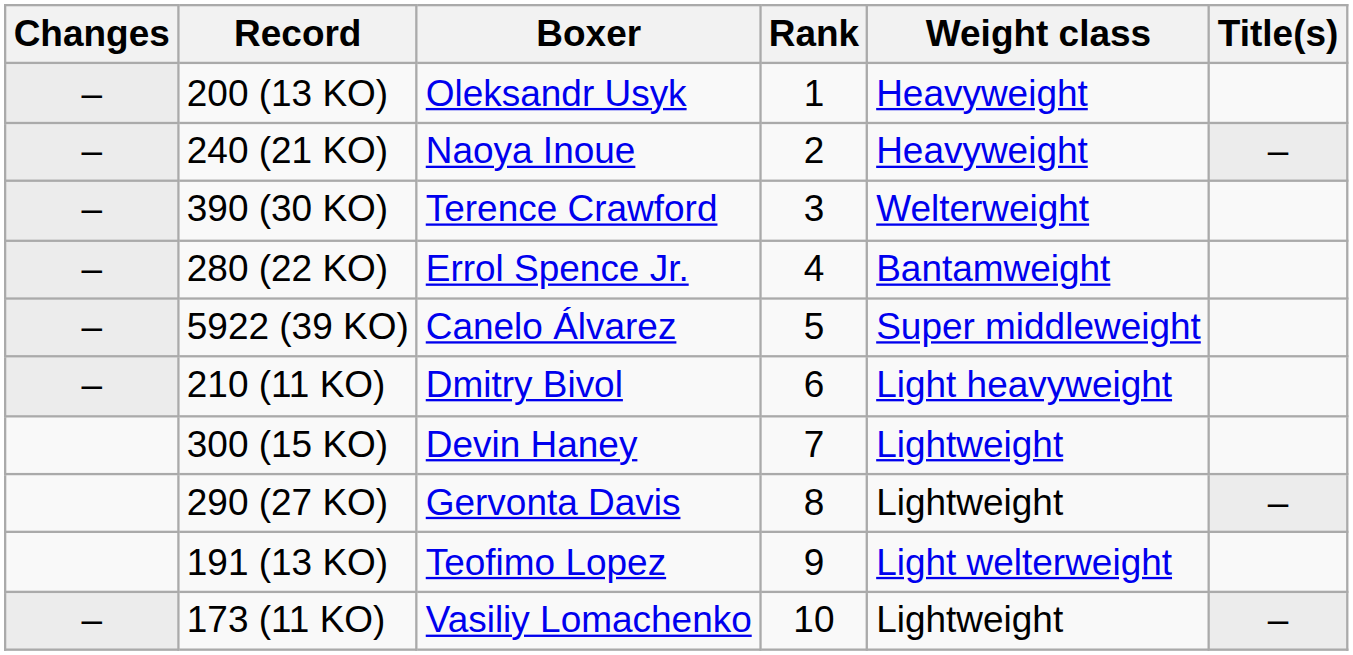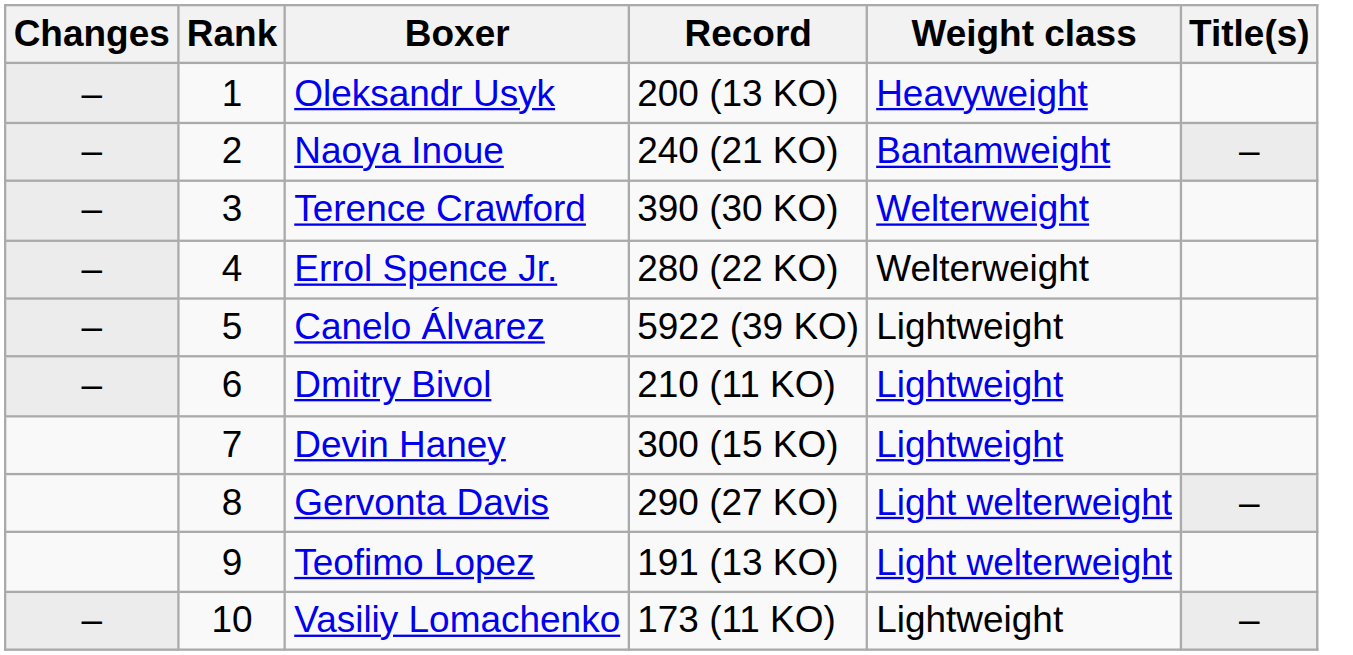columns swapped: (814, 33) <-> (298, 33)
(982, 151) Heavyweight -> (993, 151) Bantamweight
(993, 268) Bantamweight -> (983, 268) Welterweight
(1038, 326) Super middleweight -> (970, 326) Lightweight
(1024, 385) Light heavyweight -> (970, 385) Lightweight
(970, 502) Lightweight -> (1024, 502) Light welterweight
